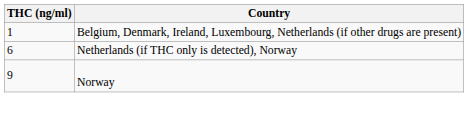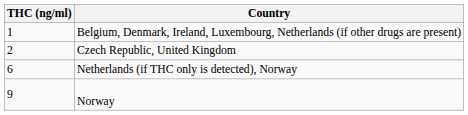+ row: (156, 50)
